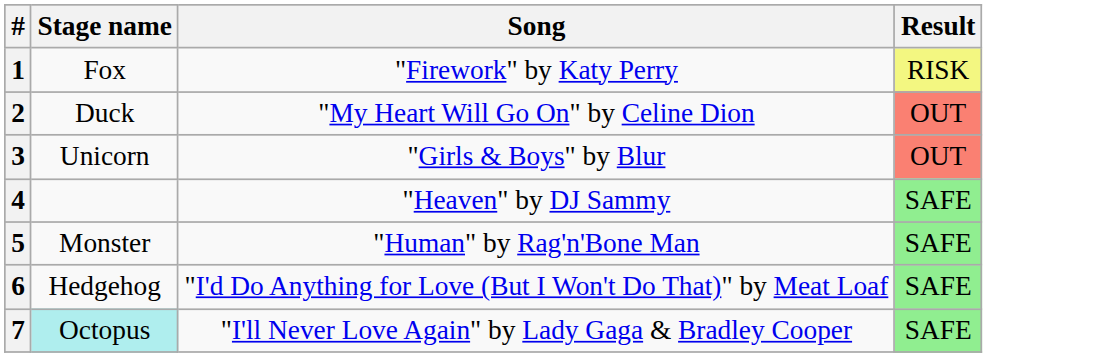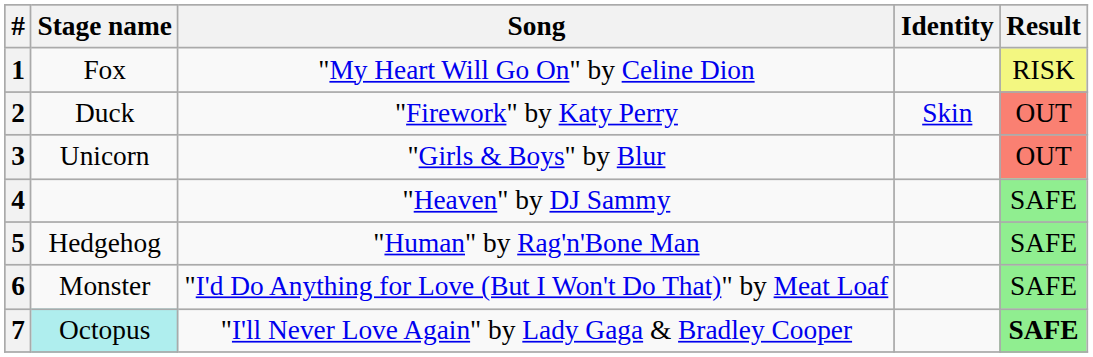+ column: (947, 26)
(536, 69) "Firework" by Katy Perry -> (536, 69) "My Heart Will Go On" by Celine Dion
(536, 112) "My Heart Will Go On" by Celine Dion -> (536, 112) "Firework" by Katy Perry
(105, 243) Monster -> (105, 243) Hedgehog
(105, 286) Hedgehog -> (105, 286) Monster
(938, 329) normal -> (1044, 329) bold
